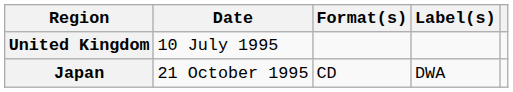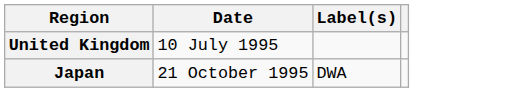- column: (362, 18)
